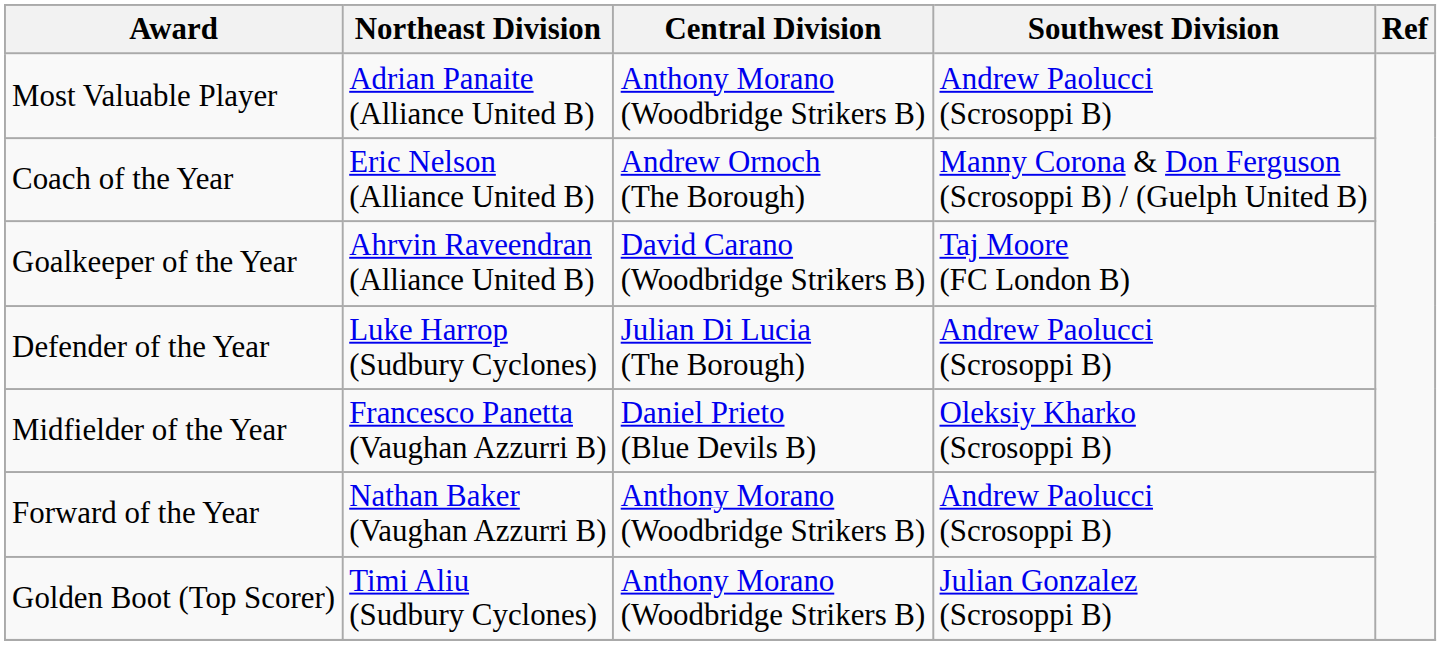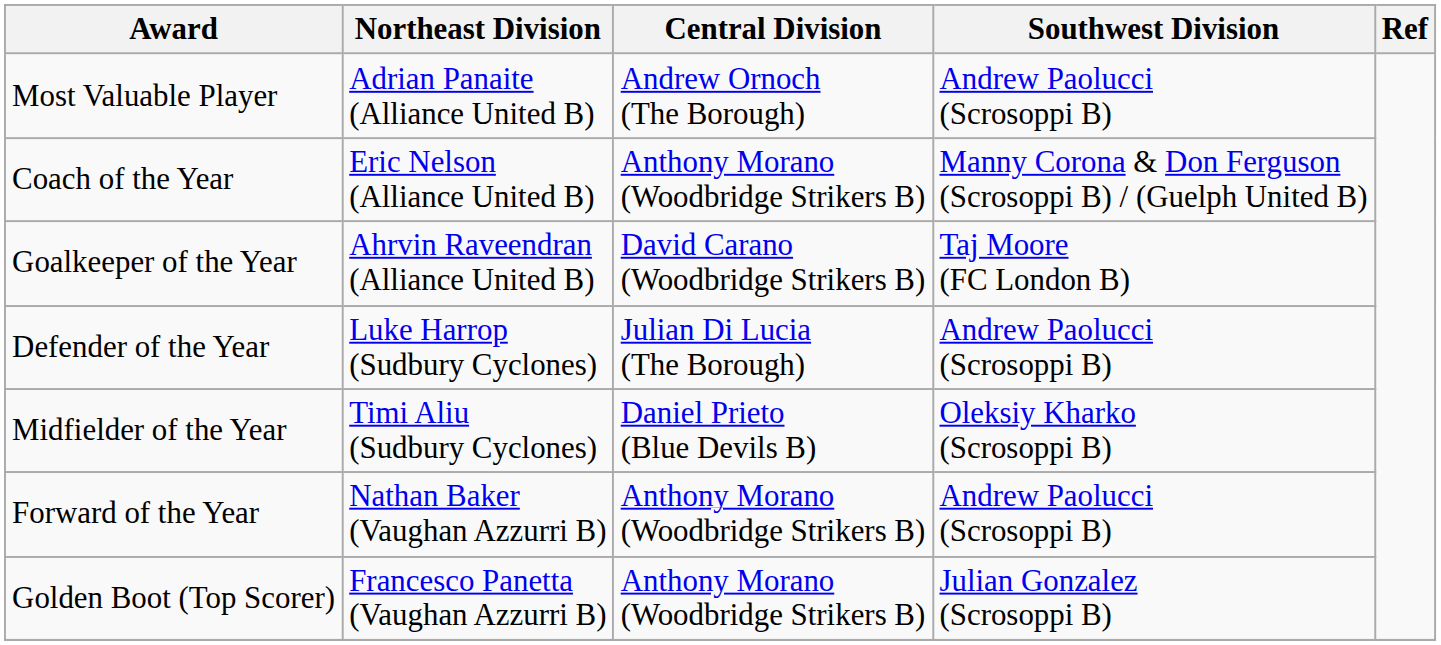(773, 95) Anthony Morano (Woodbridge Strikers B) -> (721, 95) Andrew Ornoch (The Borough)
(721, 179) Andrew Ornoch (The Borough) -> (773, 179) Anthony Morano (Woodbridge Strikers B)
(478, 430) Francesco Panetta (Vaughan Azzurri B) -> (473, 430) Timi Aliu (Sudbury Cyclones)
(473, 597) Timi Aliu (Sudbury Cyclones) -> (478, 597) Francesco Panetta (Vaughan Azzurri B)
